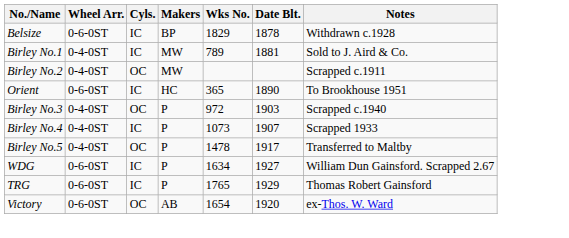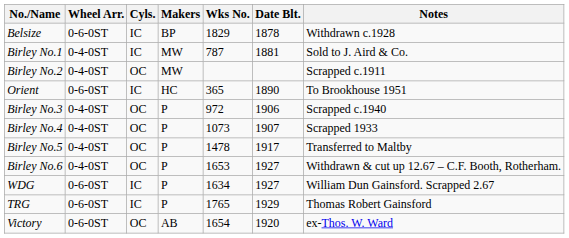(215, 52) 789 -> (215, 52) 787
(267, 109) 1903 -> (267, 109) 1906
(136, 128) IC -> (138, 128) OC
+ row: (35, 166)
